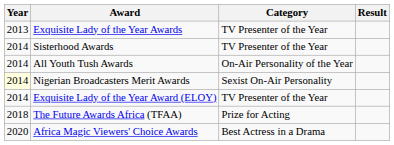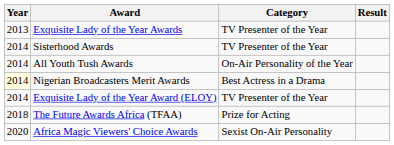(277, 81) Sexist On-Air Personality -> (273, 81) Best Actress in a Drama
(273, 132) Best Actress in a Drama -> (277, 132) Sexist On-Air Personality
